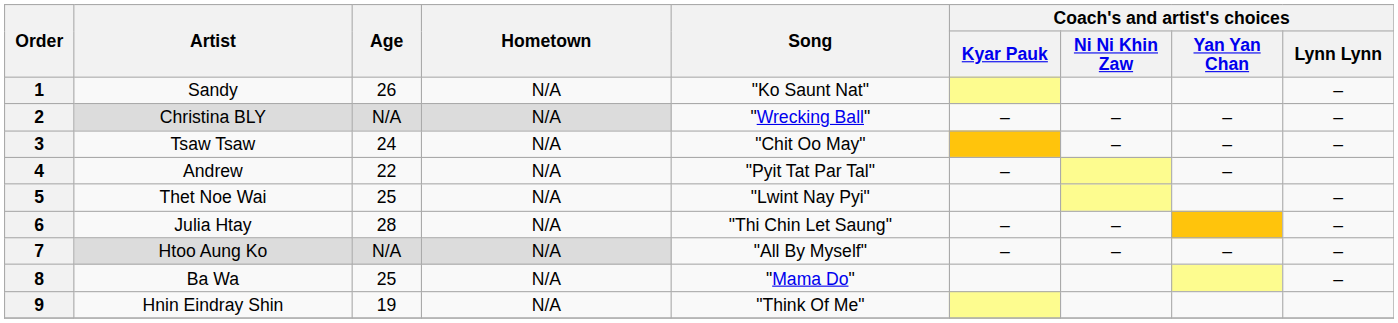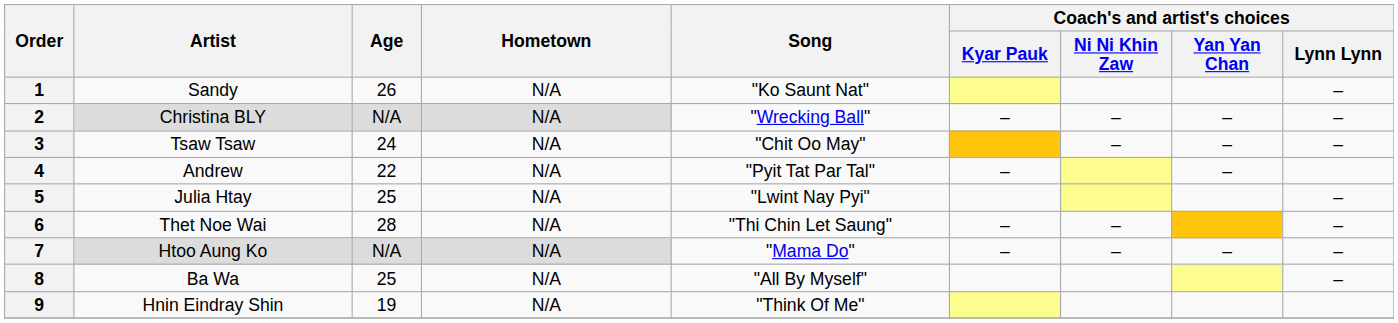(213, 198) Thet Noe Wai -> (213, 198) Julia Htay
(213, 224) Julia Htay -> (213, 224) Thet Noe Wai
(810, 251) "All By Myself" -> (810, 251) "Mama Do"
(810, 278) "Mama Do" -> (810, 278) "All By Myself"
